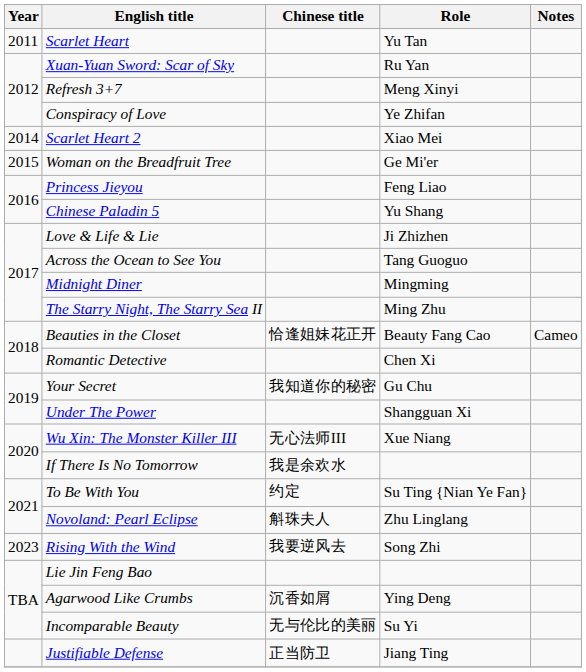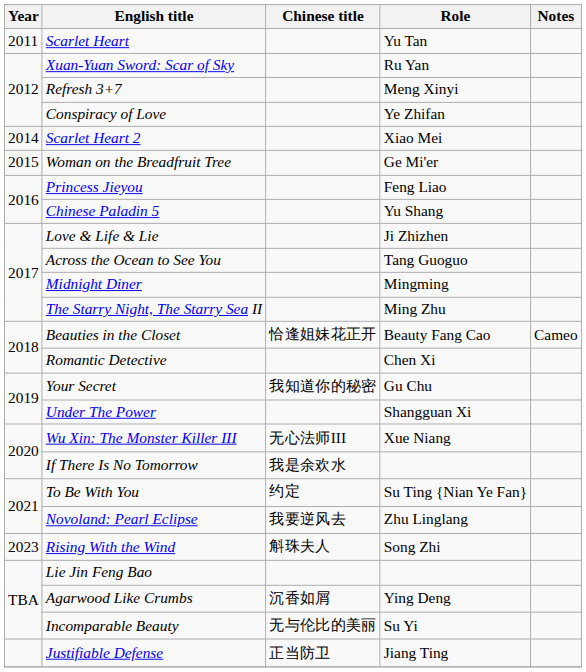(300, 519) 斛珠夫人 -> (308, 519) 我要逆风去
(308, 546) 我要逆风去 -> (300, 546) 斛珠夫人
